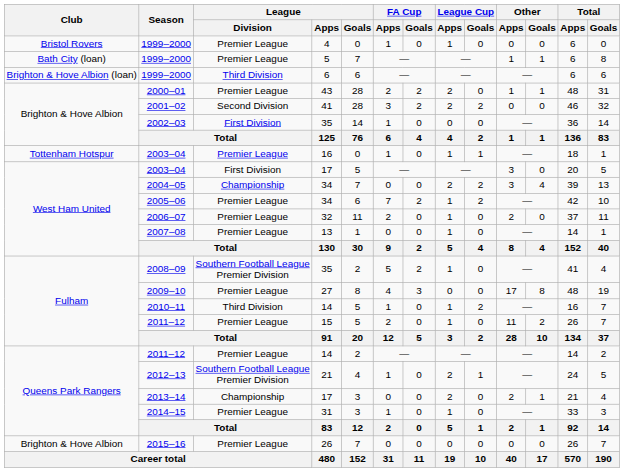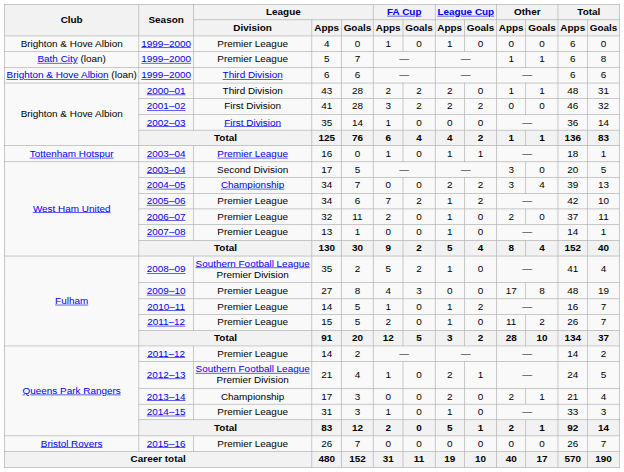(72, 43) Bristol Rovers -> (72, 43) Brighton & Hove Albion
(253, 91) Premier League -> (253, 91) Third Division
(253, 106) Second Division -> (253, 106) First Division
(253, 169) First Division -> (253, 169) Second Division
(253, 306) Third Division -> (253, 306) Premier League
(72, 443) Brighton & Hove Albion -> (72, 443) Bristol Rovers
